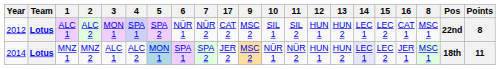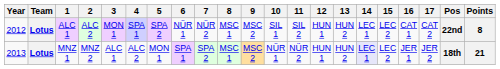columns swapped: (428, 11) <-> (228, 11)
(16, 53) 2014 -> (16, 53) 2013
(159, 53) lightblue background -> (159, 53) no background
(480, 53) 11 -> (480, 53) 21
